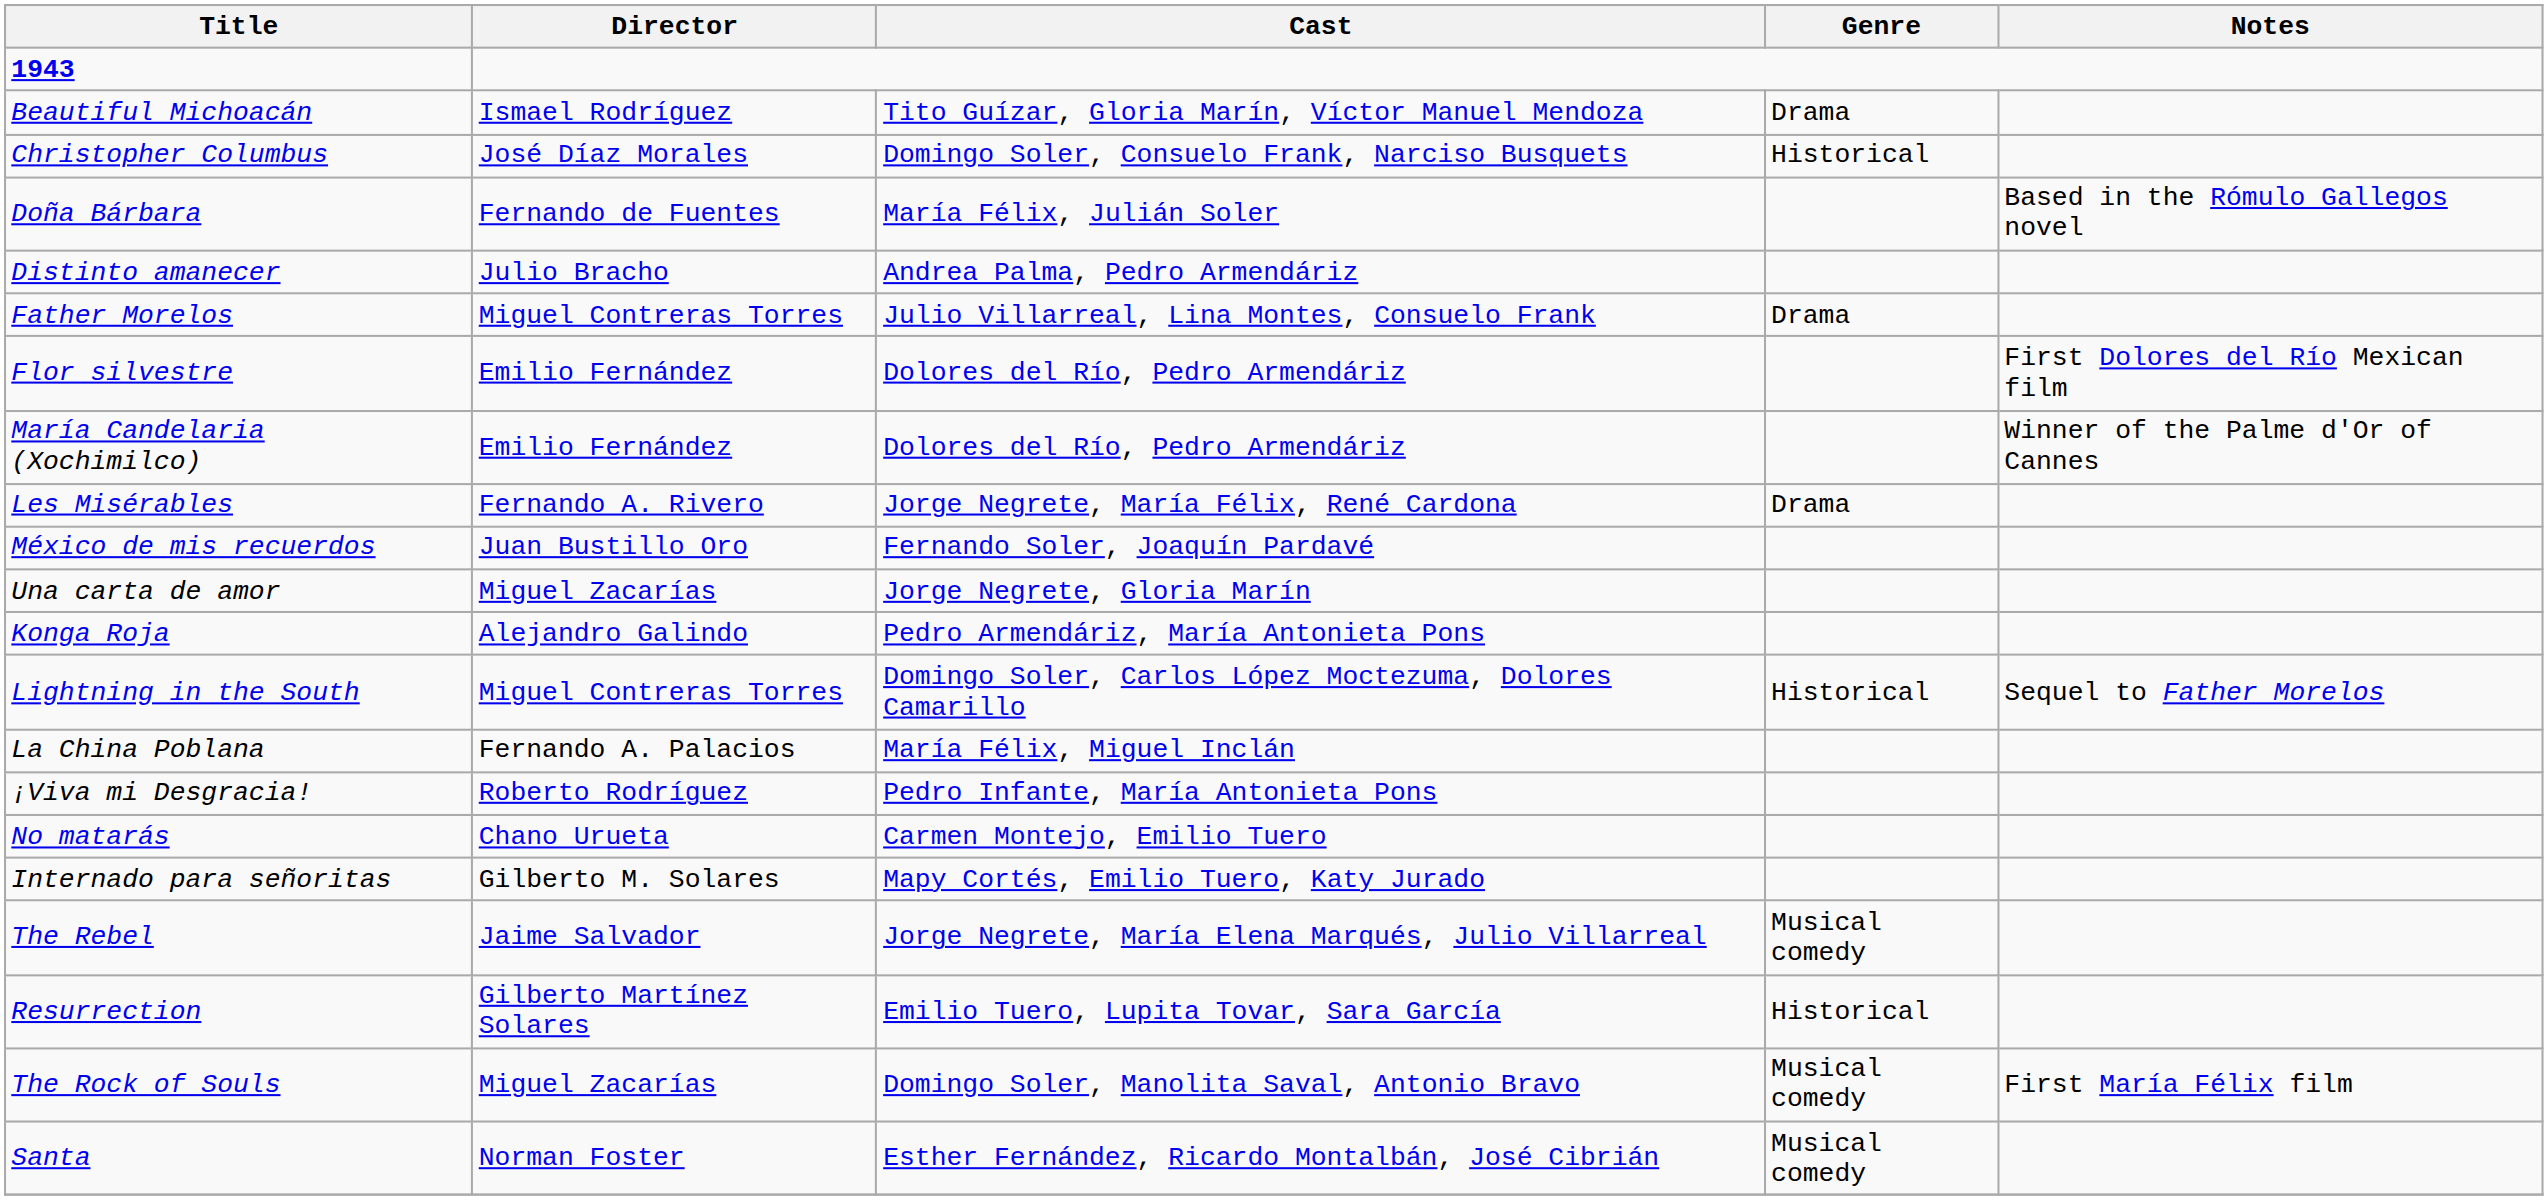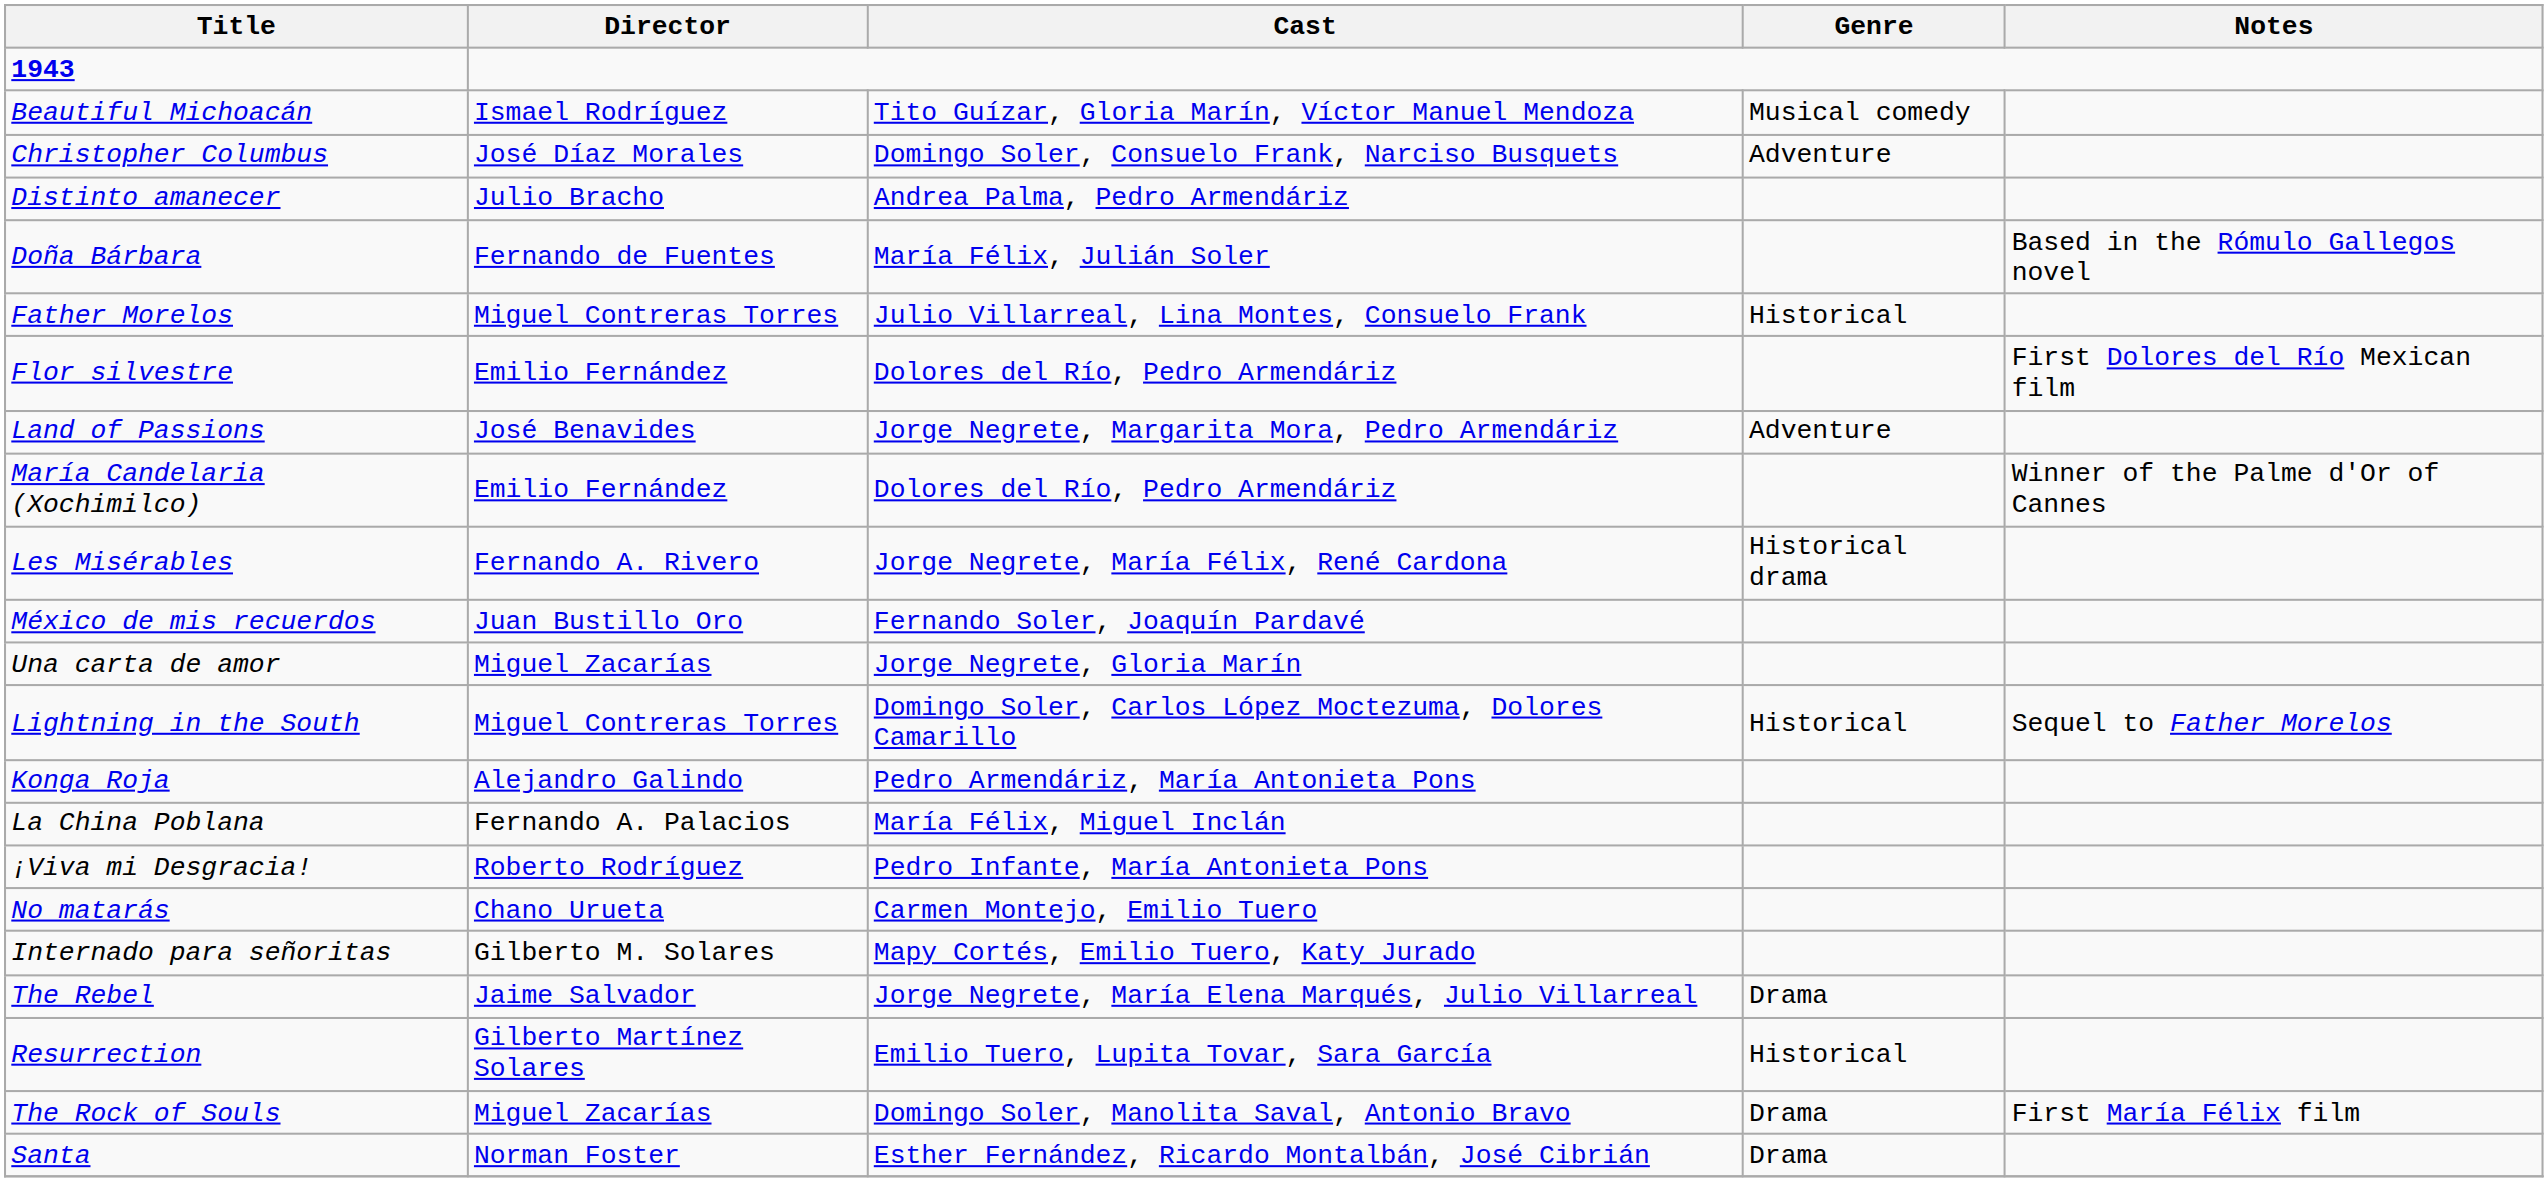(1811, 113) Drama -> (1860, 113) Musical comedy
(1850, 156) Historical -> (1820, 156) Adventure
rows swapped: (146, 272) <-> (106, 214)
(1811, 315) Drama -> (1828, 315) Historical
+ row: (138, 432)
(1811, 505) Drama -> (1828, 563) Historical drama
rows swapped: (90, 634) <-> (186, 692)
(1827, 938) Musical comedy -> (1789, 996) Drama
(1827, 1085) Musical comedy -> (1789, 1112) Drama
(1827, 1158) Musical comedy -> (1789, 1155) Drama
